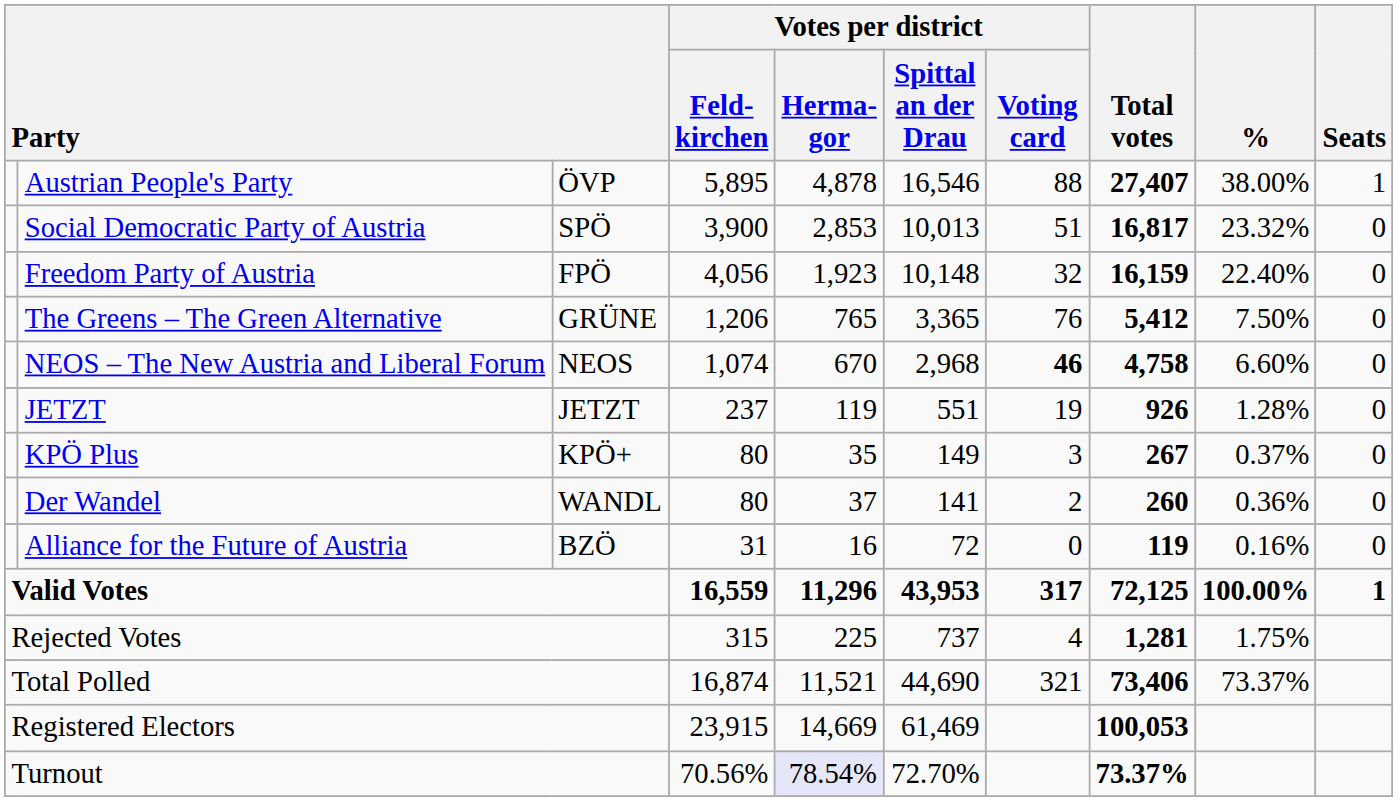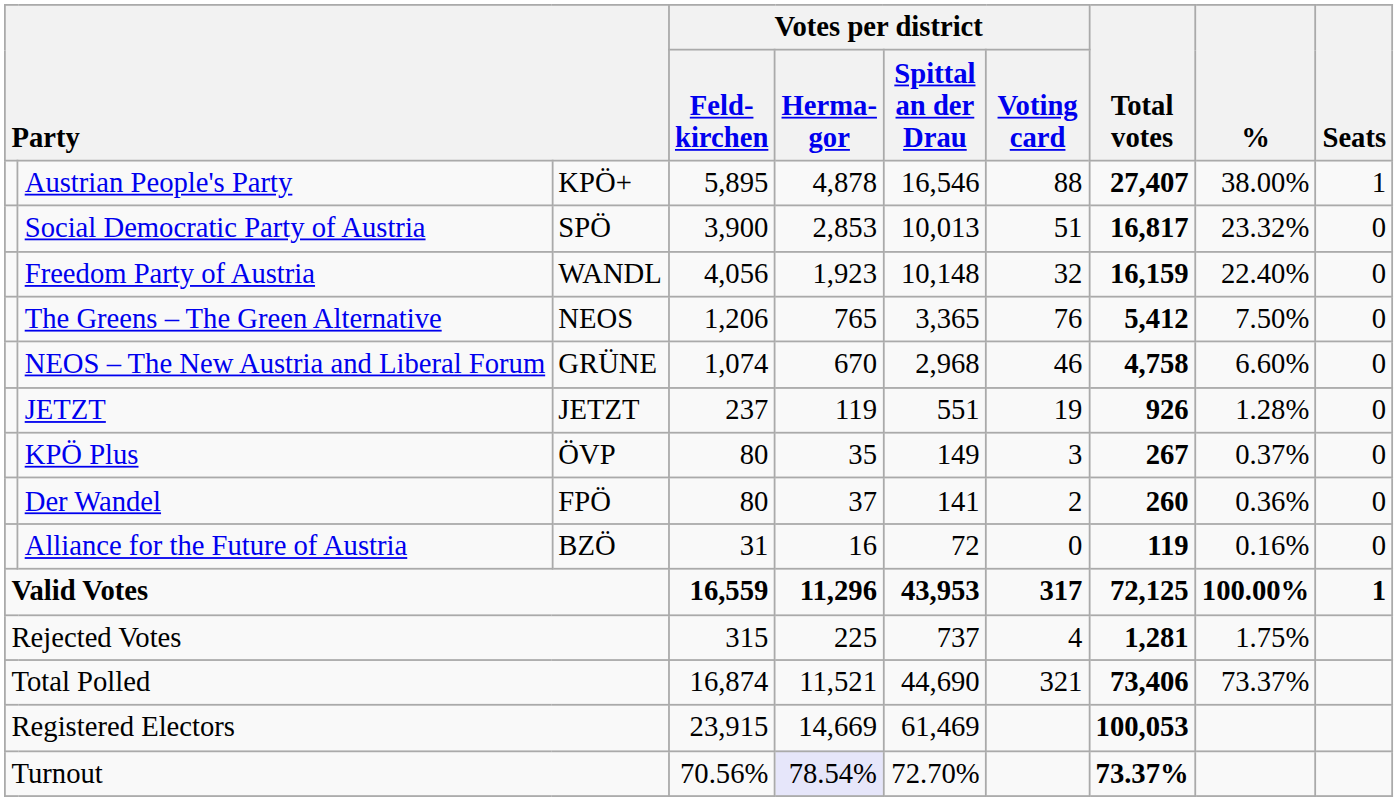(587, 182) ÖVP -> (595, 182) KPÖ+
(585, 273) FPÖ -> (610, 273) WANDL
(608, 318) GRÜNE -> (596, 318) NEOS
(596, 364) NEOS -> (608, 364) GRÜNE
(1068, 364) bold -> (1068, 364) normal
(595, 455) KPÖ+ -> (587, 455) ÖVP
(610, 500) WANDL -> (585, 500) FPÖ
